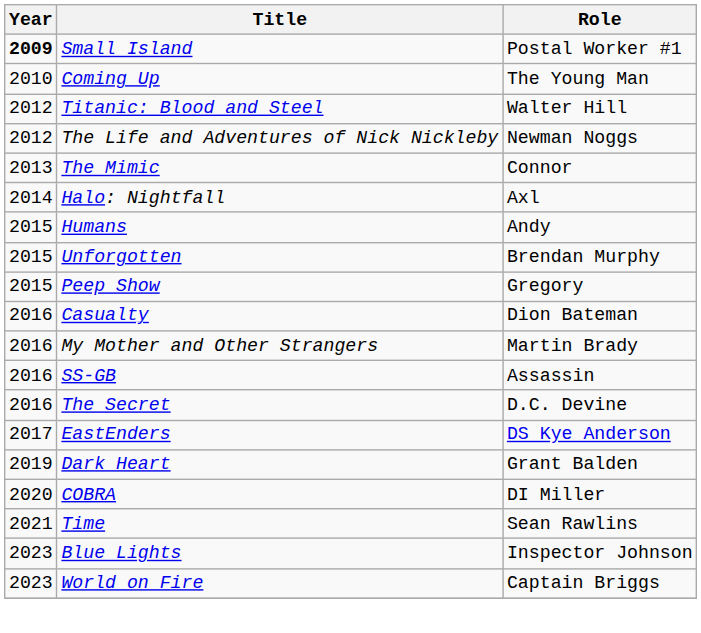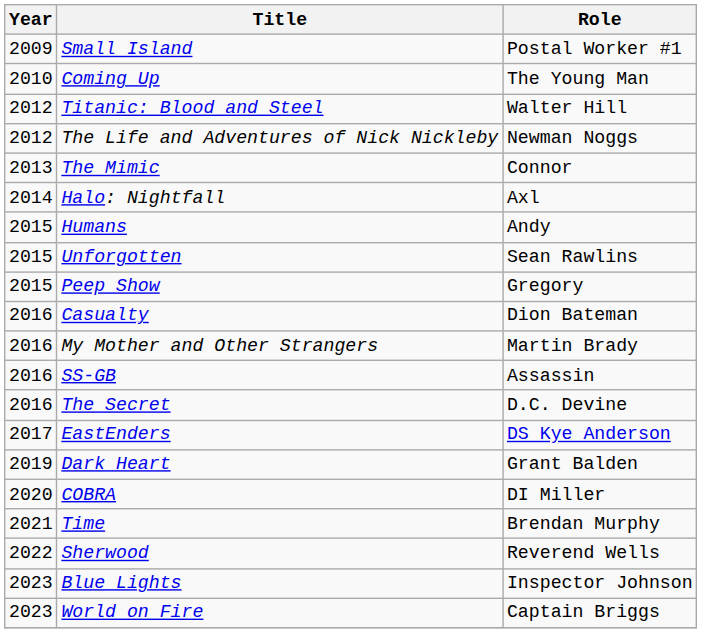(31, 49) bold -> (31, 49) normal
(583, 257) Brendan Murphy -> (572, 257) Sean Rawlins
(572, 524) Sean Rawlins -> (583, 524) Brendan Murphy
+ row: (105, 553)
